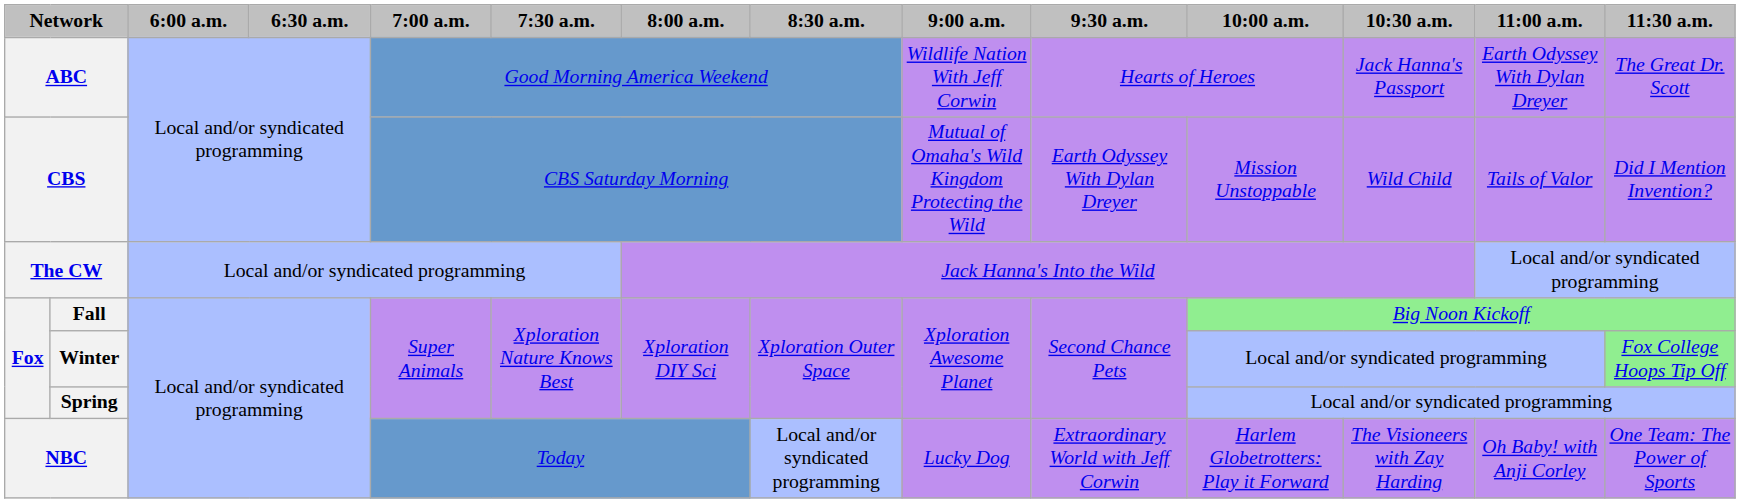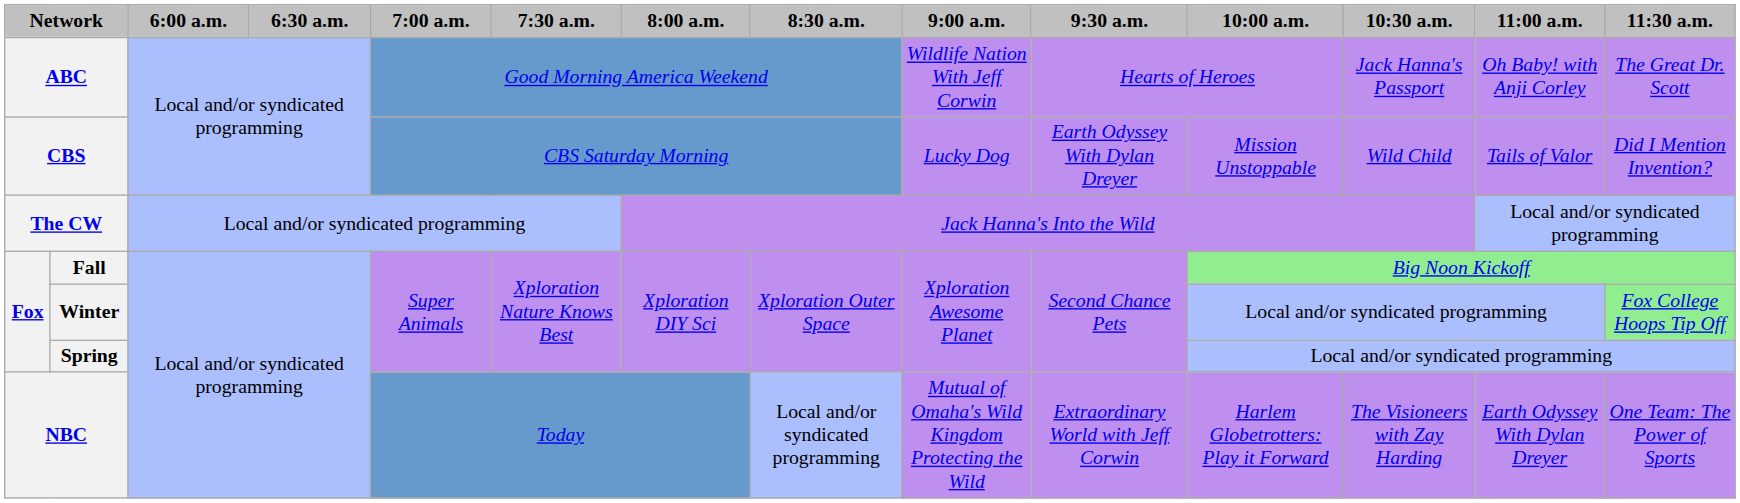(1540, 76) Earth Odyssey With Dylan Dreyer -> (1540, 76) Oh Baby! with Anji Corley
(967, 179) Mutual of Omaha's Wild Kingdom Protecting the Wild -> (967, 156) Lucky Dog
(967, 458) Lucky Dog -> (967, 435) Mutual of Omaha's Wild Kingdom Protecting the Wild
(1540, 458) Oh Baby! with Anji Corley -> (1540, 435) Earth Odyssey With Dylan Dreyer
